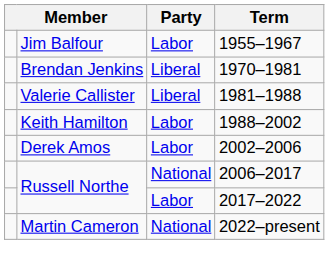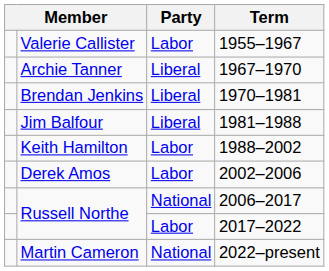(62, 43) Jim Balfour -> (78, 43) Valerie Callister
+ row: (260, 69)
(78, 95) Valerie Callister -> (62, 122) Jim Balfour
